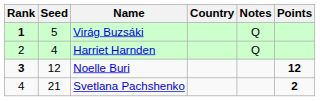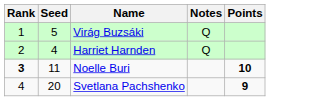- column: (212, 13)
(21, 31) bold -> (21, 31) normal
(54, 68) 12 -> (54, 68) 11
(294, 68) 12 -> (245, 68) 10
(54, 86) 21 -> (54, 86) 20
(294, 86) 2 -> (245, 86) 9
